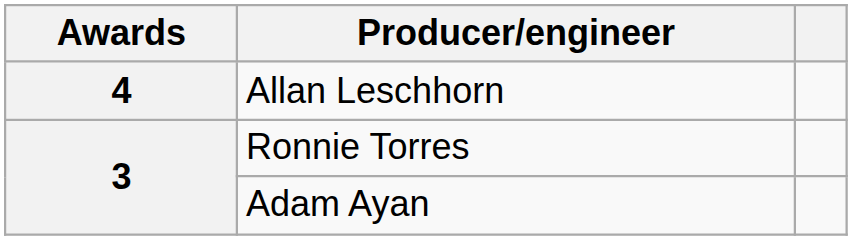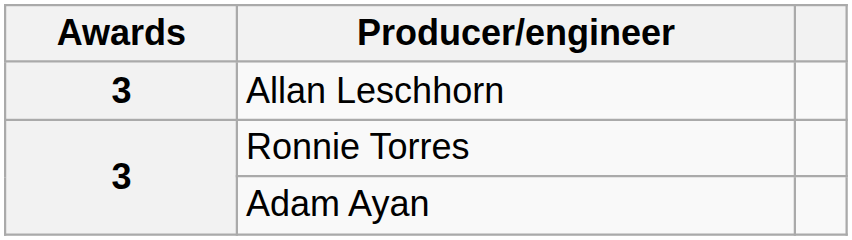(121, 90) 4 -> (121, 90) 3
